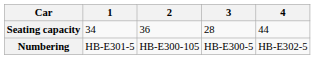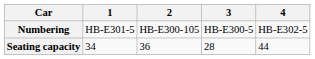rows swapped: (44, 46) <-> (44, 29)
